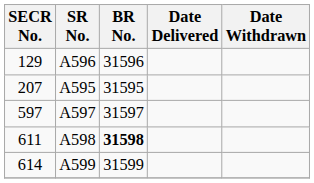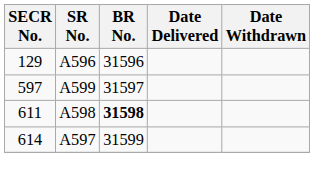- row: (30, 87)
(77, 113) A597 -> (77, 87) A599
(77, 165) A599 -> (77, 139) A597
